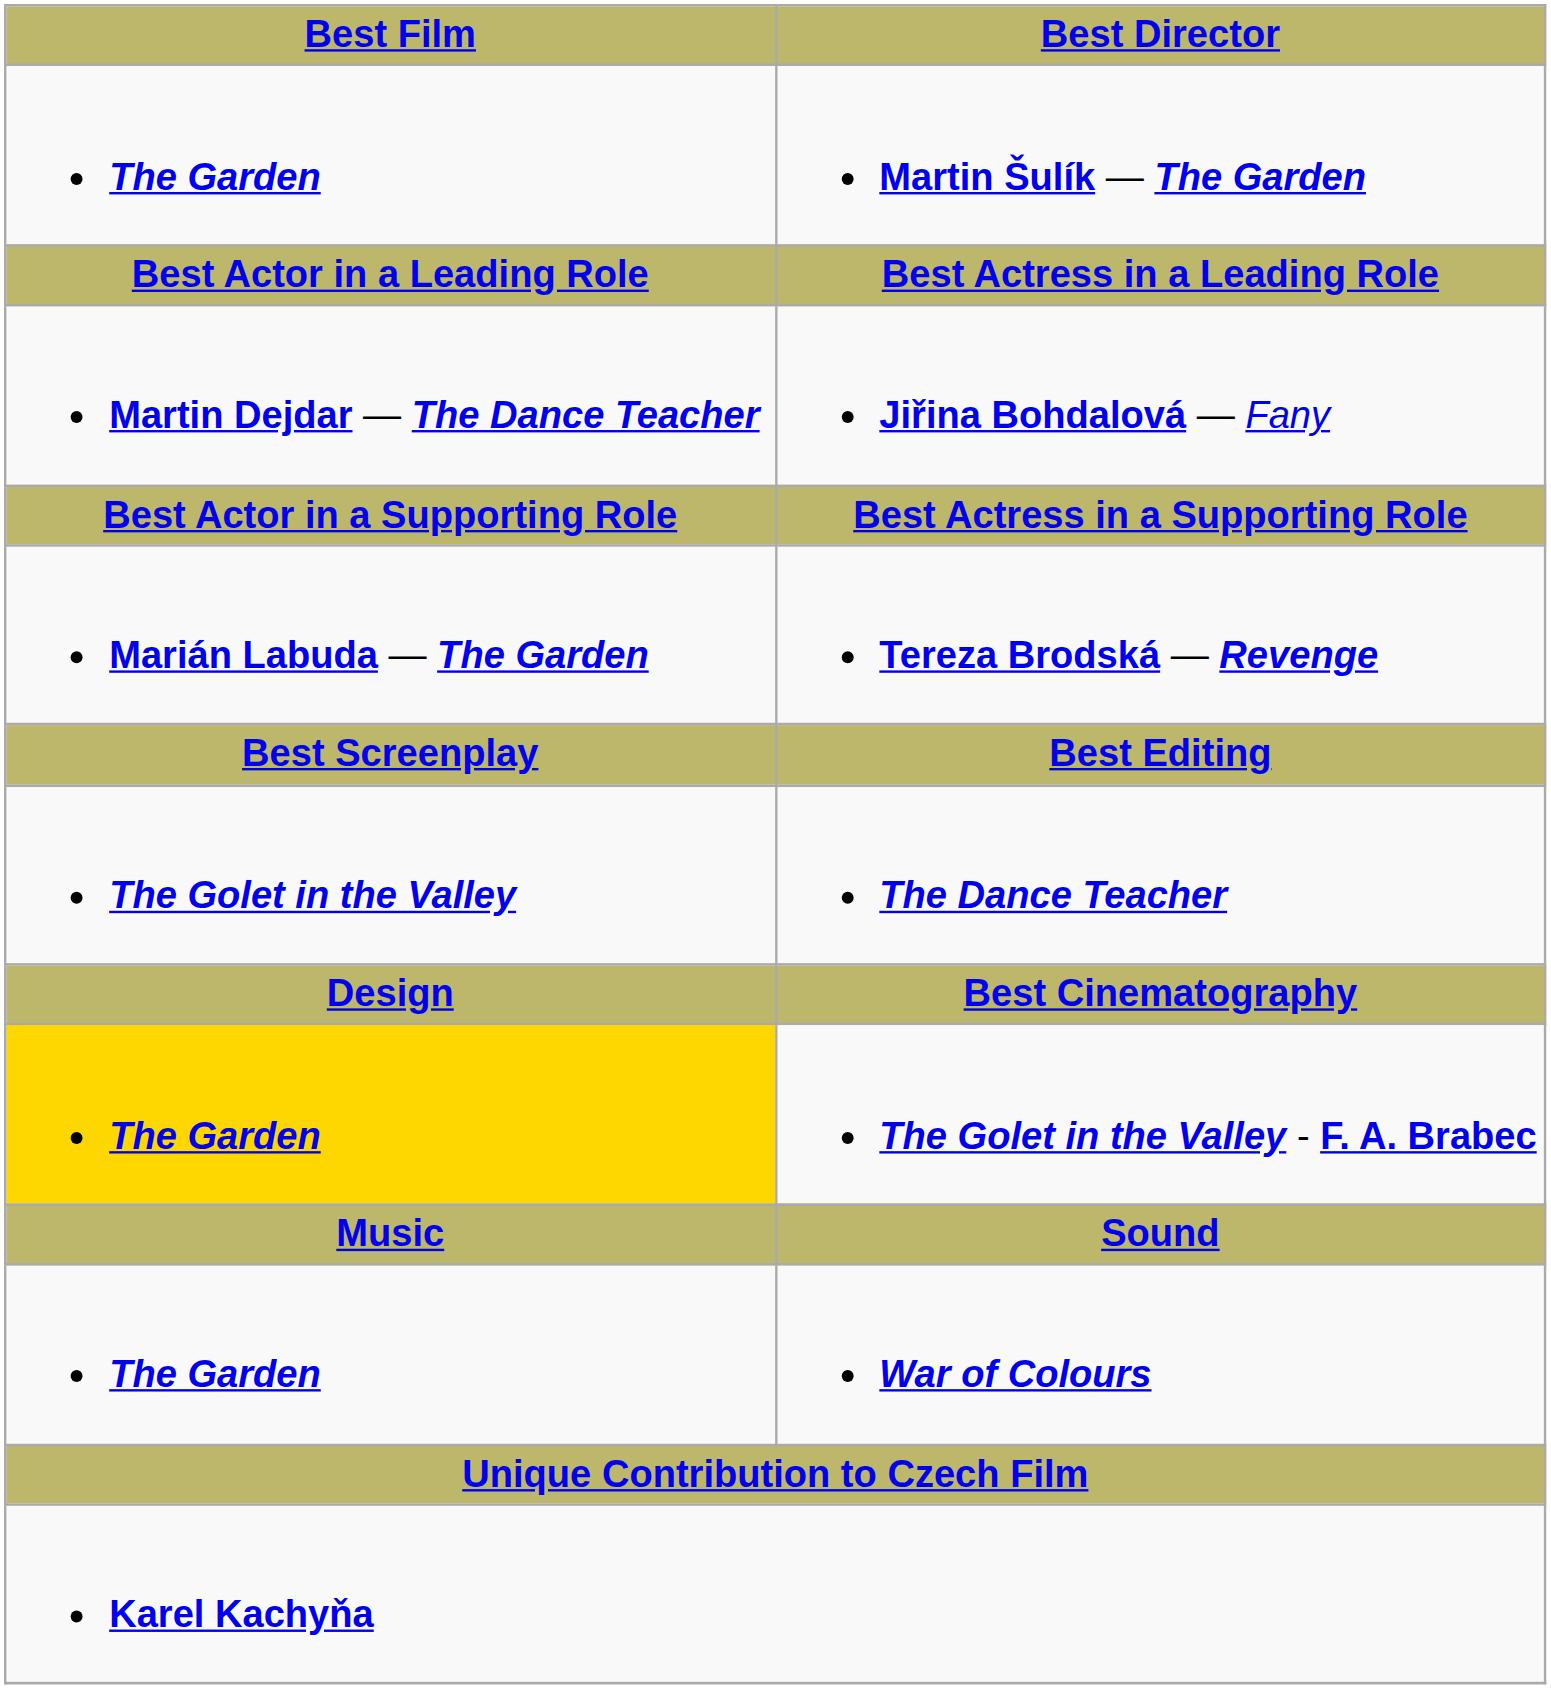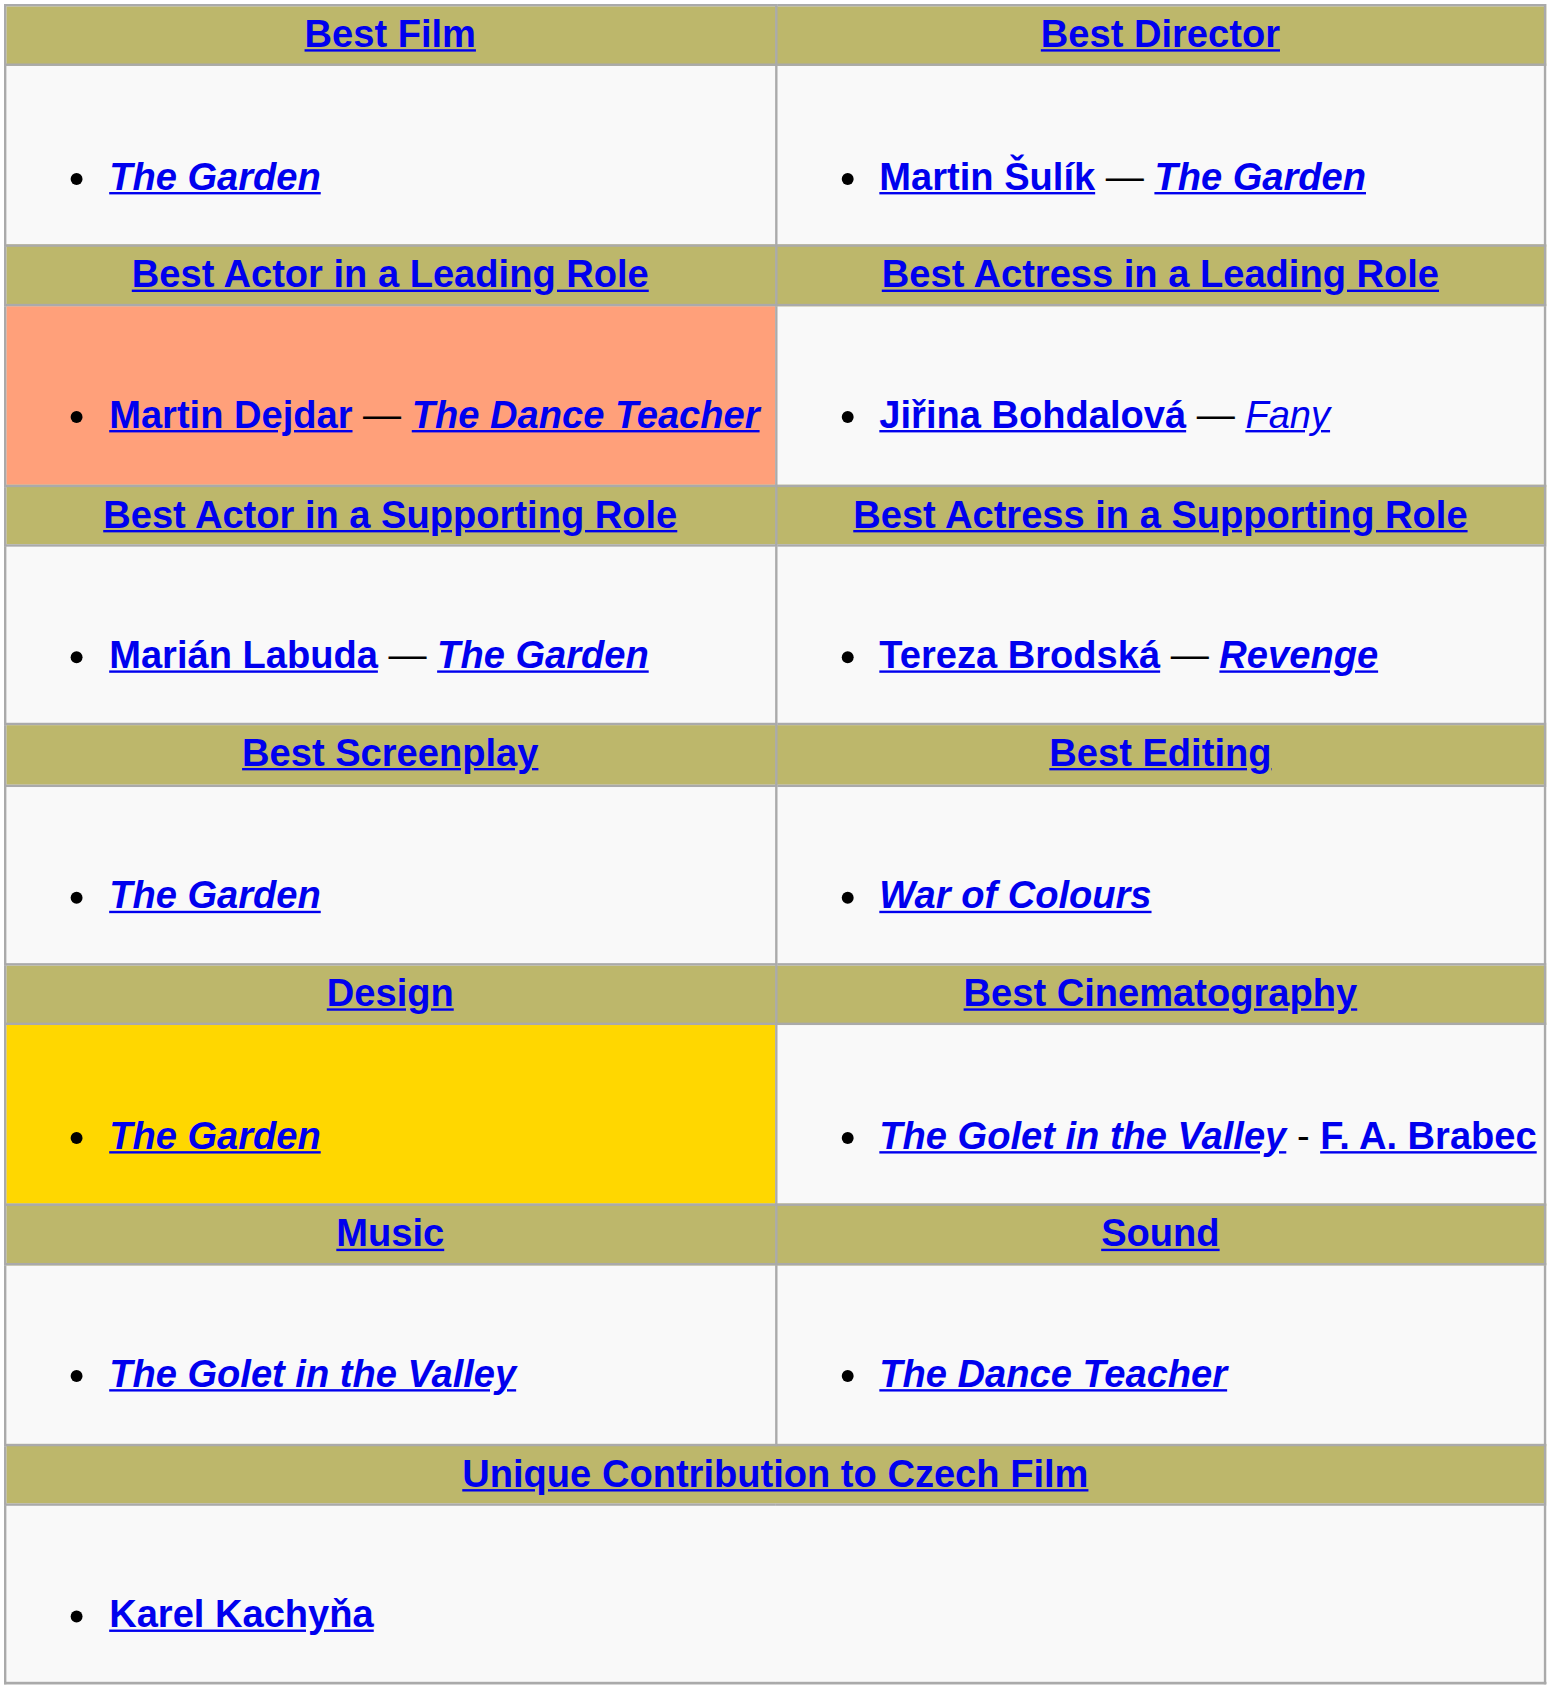(390, 416) no background -> (390, 416) lightsalmon background
rows swapped: (1160, 1376) <-> (1160, 896)
